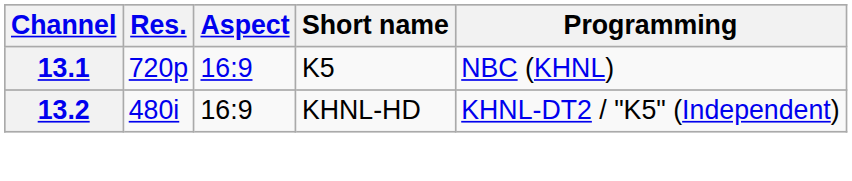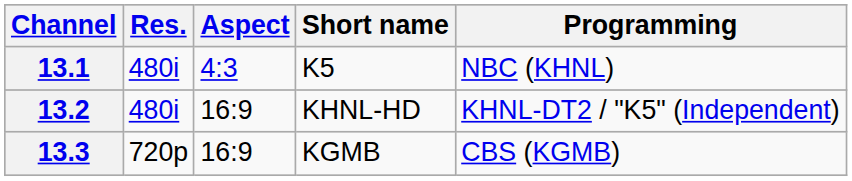(158, 68) 720p -> (154, 68) 480i
(226, 68) 16:9 -> (219, 68) 4:3
+ row: (64, 152)
